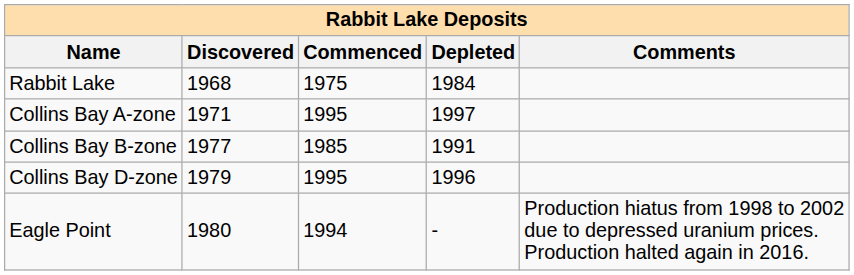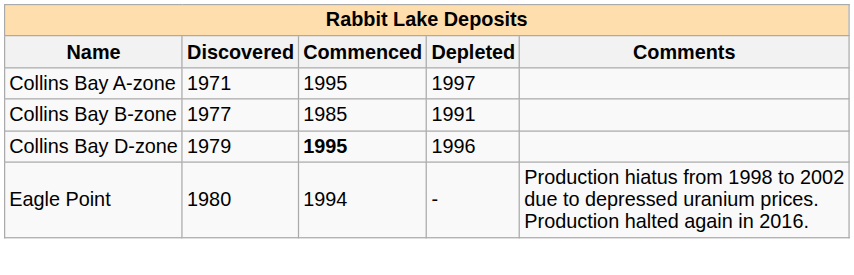- row: (62, 83)
(325, 177) normal -> (325, 146) bold
